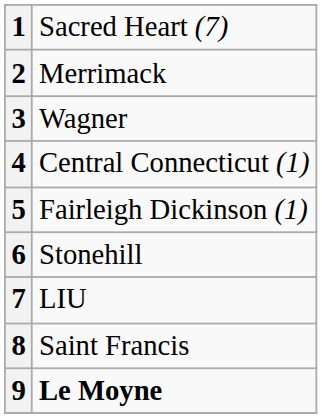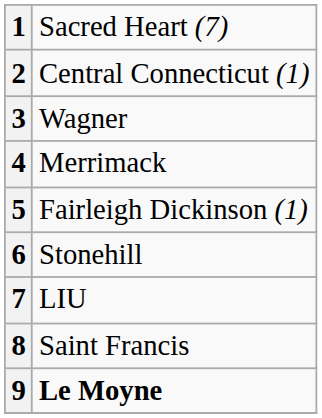(103, 72) Merrimack -> (174, 72) Central Connecticut (1)
(174, 163) Central Connecticut (1) -> (103, 163) Merrimack
